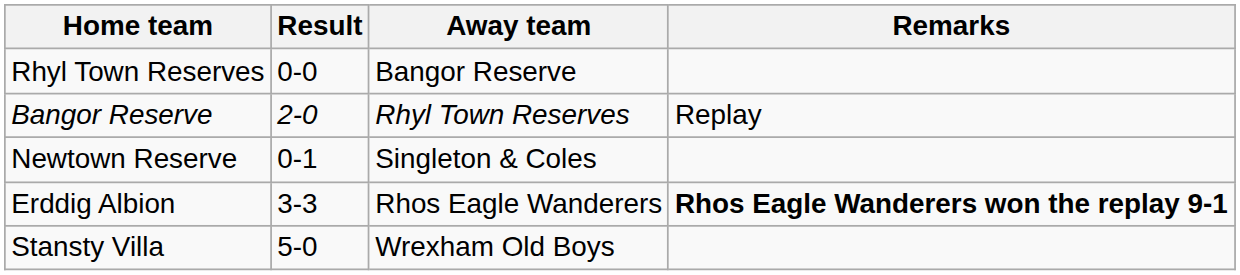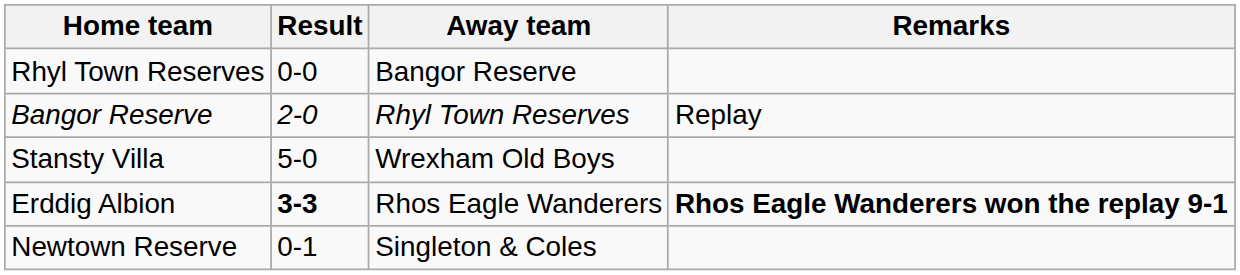rows swapped: (88, 247) <-> (124, 159)
(297, 203) normal -> (297, 203) bold
